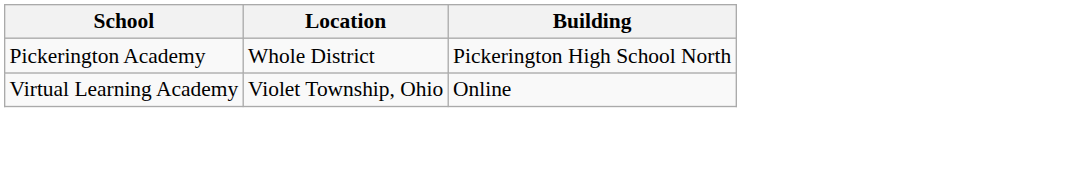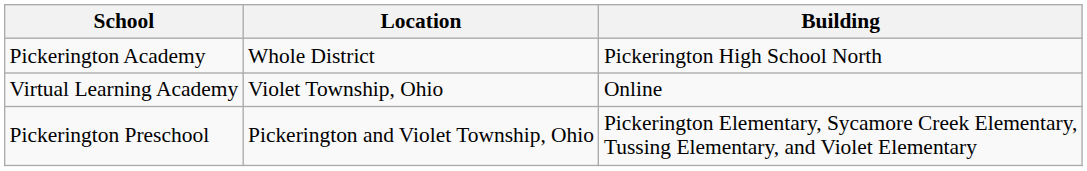+ row: (109, 135)
